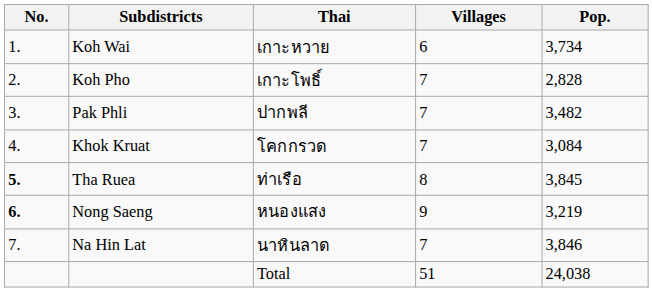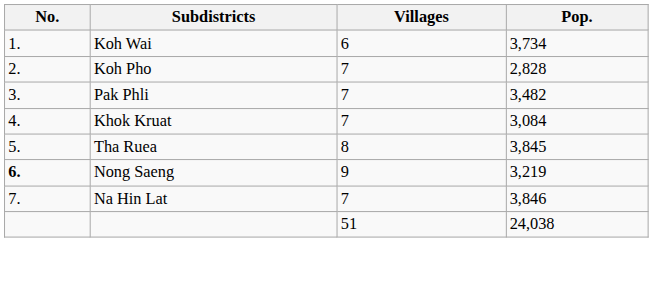- column: (334, 17)
(14, 178) bold -> (14, 146) normal
